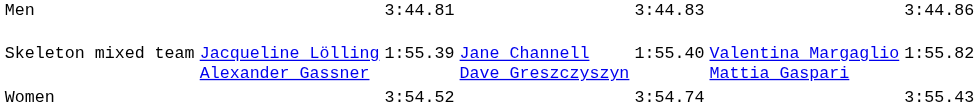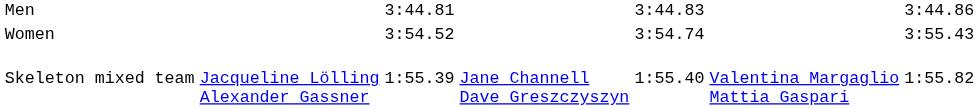rows swapped: (30, 97) <-> (100, 54)
